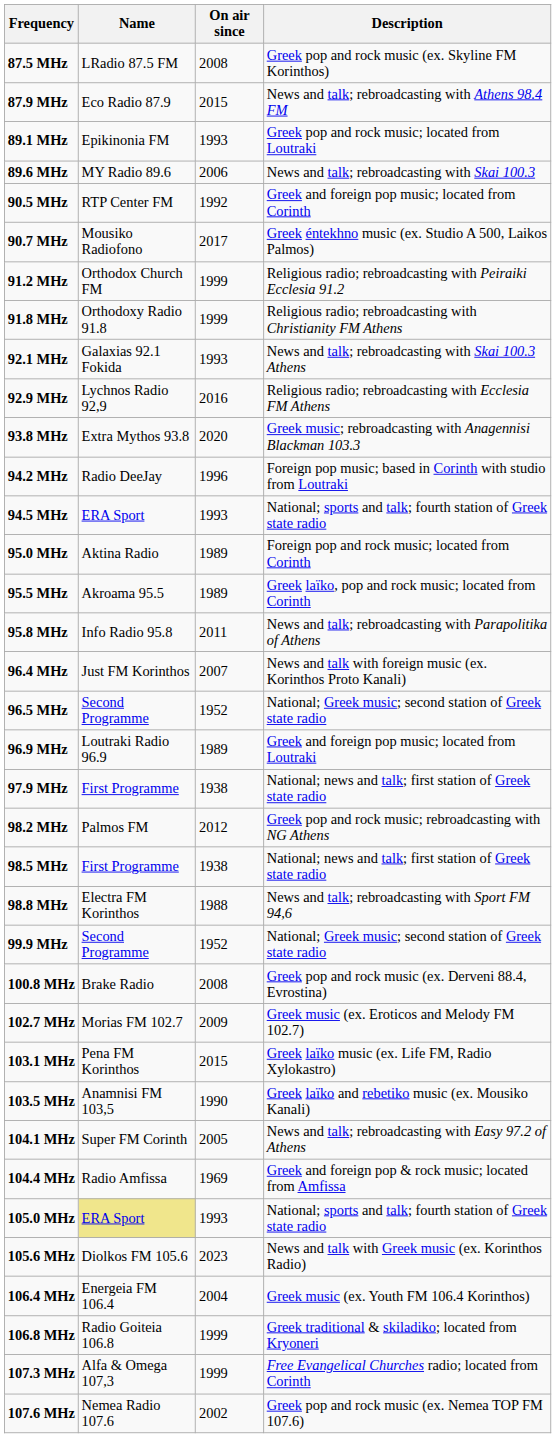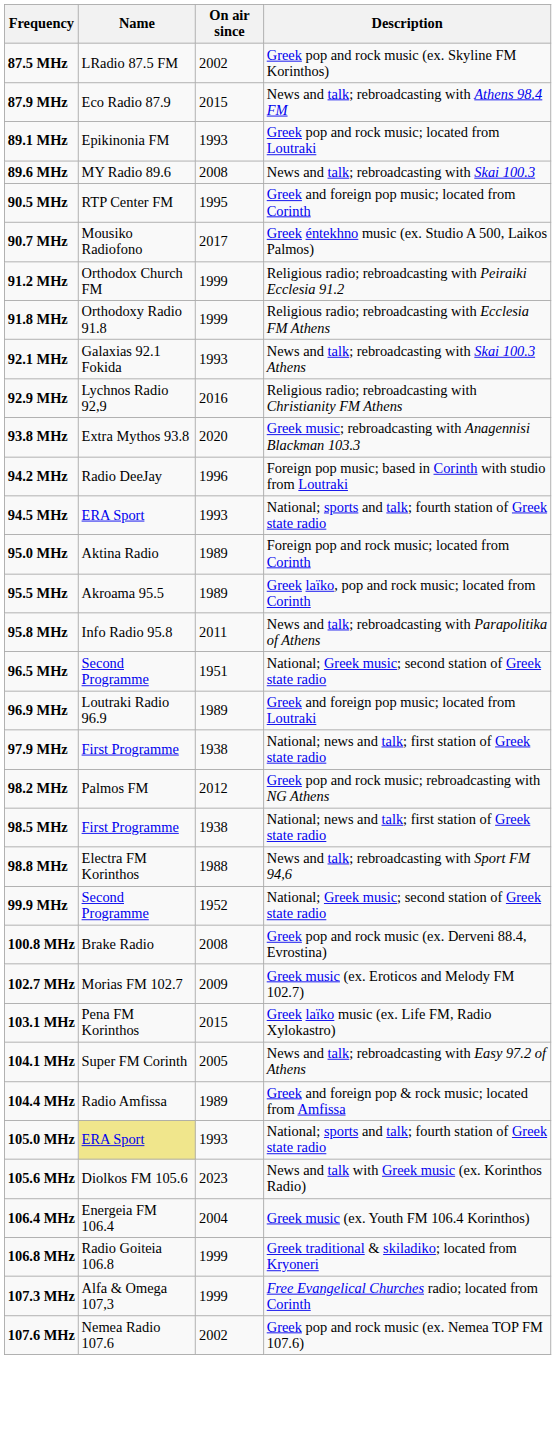(213, 63) 2008 -> (213, 63) 2002
(213, 172) 2006 -> (213, 172) 2008
(213, 203) 1992 -> (213, 203) 1995
(372, 320) Religious radio; rebroadcasting with Christianity FM Athens -> (398, 320) Religious radio; rebroadcasting with Ecclesia FM Athens
(398, 398) Religious radio; rebroadcasting with Ecclesia FM Athens -> (372, 398) Religious radio; rebroadcasting with Christianity FM Athens
- row: (38, 671)
(213, 710) 1952 -> (213, 671) 1951
- row: (41, 1100)
(213, 1178) 1969 -> (213, 1100) 1989
